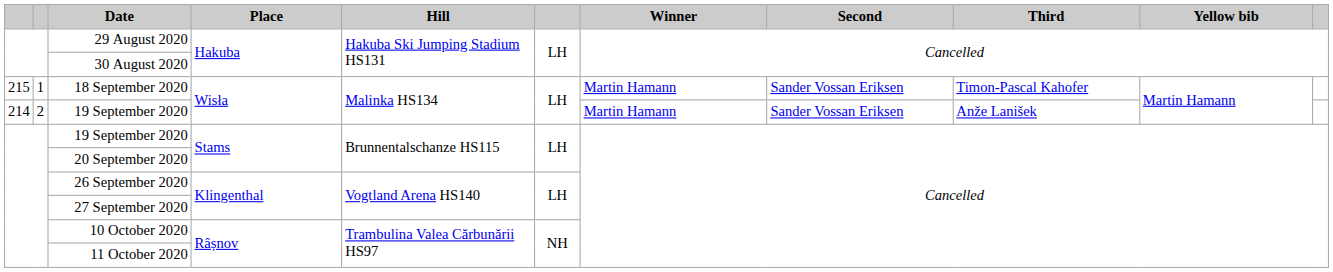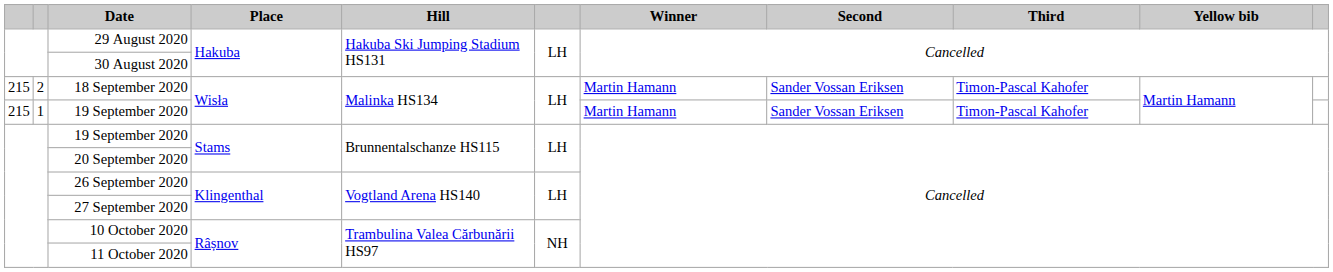(40, 87) 1 -> (40, 87) 2
(19, 111) 214 -> (19, 111) 215
(40, 111) 2 -> (40, 111) 1
(997, 111) Anže Lanišek -> (1022, 111) Timon-Pascal Kahofer
